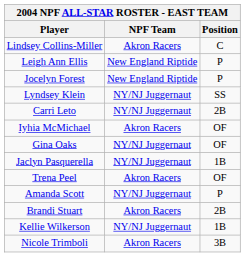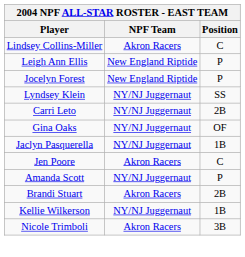- row: (55, 128)
- row: (55, 177)
+ row: (55, 161)
